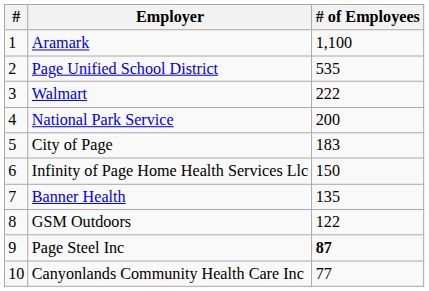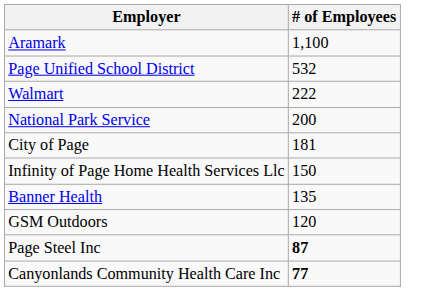- column: (16, 17)
(328, 68) 535 -> (304, 68) 532
(328, 145) 183 -> (304, 145) 181
(328, 222) 122 -> (304, 222) 120
(324, 273) normal -> (300, 273) bold
